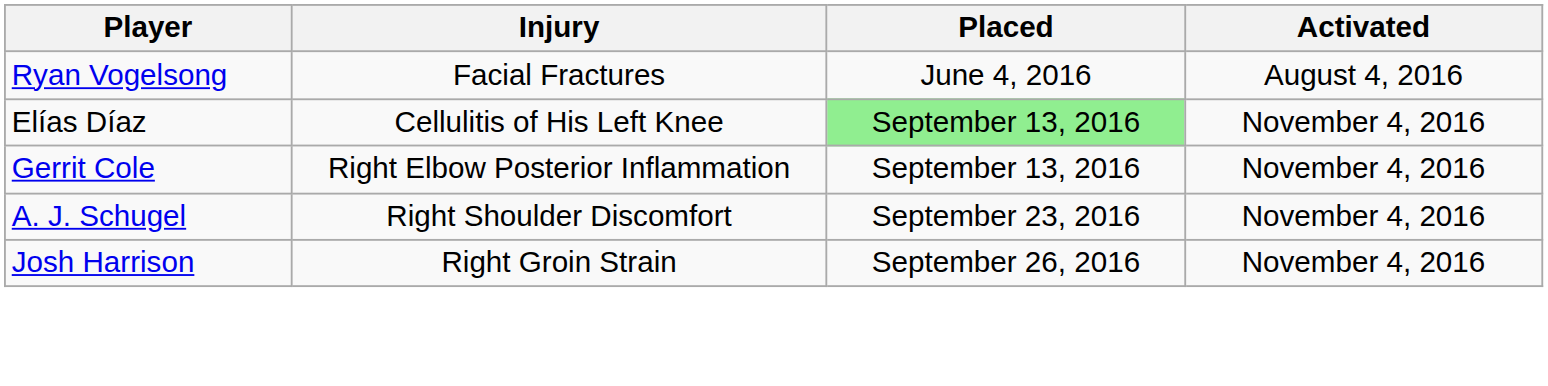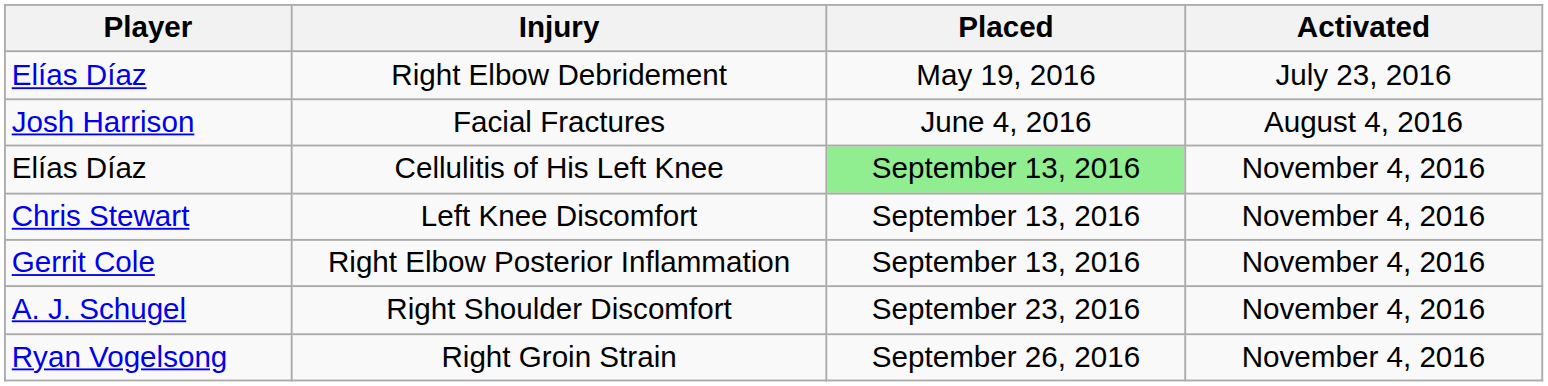+ row: (559, 74)
(120, 74) Ryan Vogelsong -> (103, 121) Josh Harrison
+ row: (559, 215)
(103, 262) Josh Harrison -> (120, 356) Ryan Vogelsong
